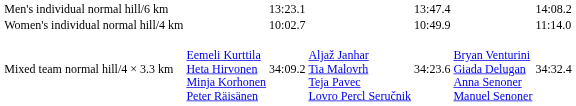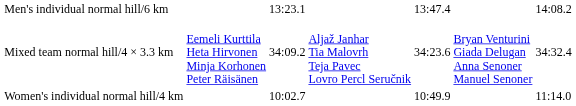rows swapped: (94, 25) <-> (89, 69)
